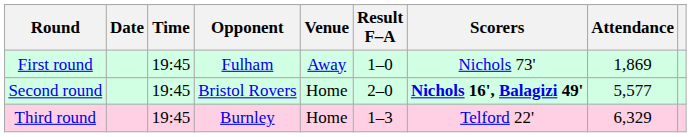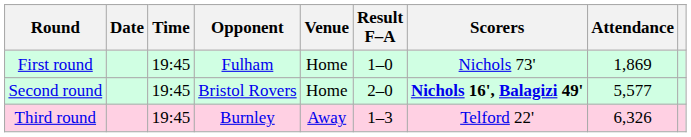(327, 63) Away -> (327, 63) Home
(327, 117) Home -> (327, 117) Away
(633, 117) 6,329 -> (633, 117) 6,326
